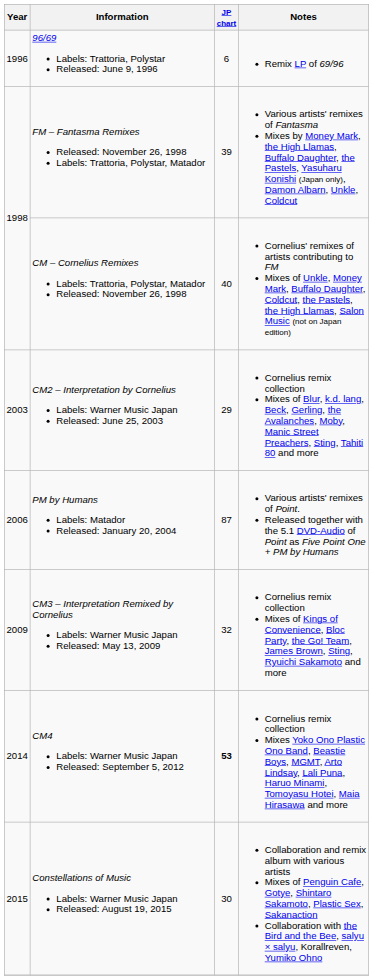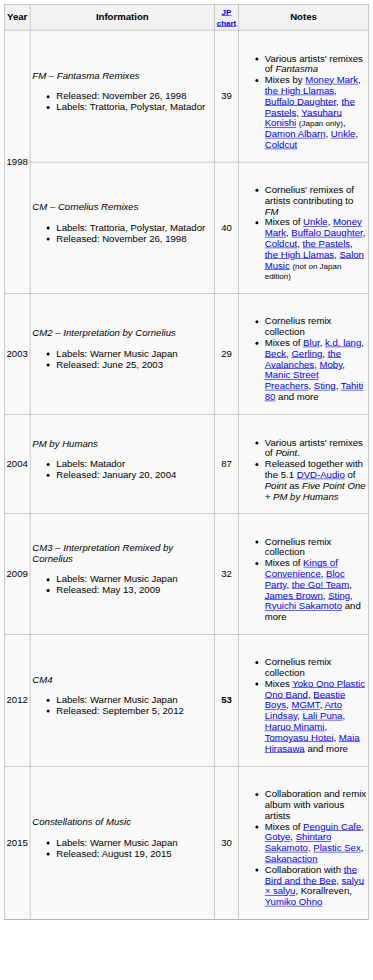- row: (122, 54)
(17, 520) 2006 -> (17, 464) 2004
(17, 756) 2014 -> (17, 700) 2012
